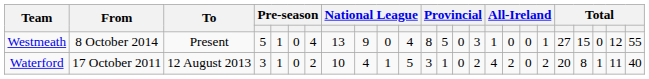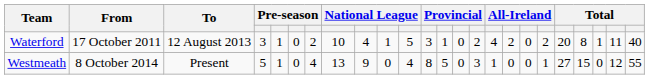rows swapped: (37, 63) <-> (37, 42)
